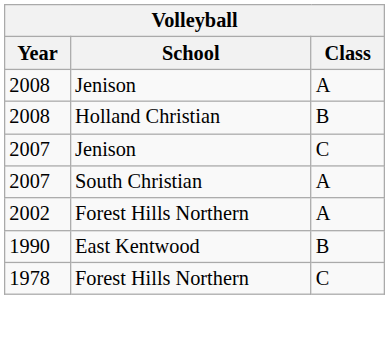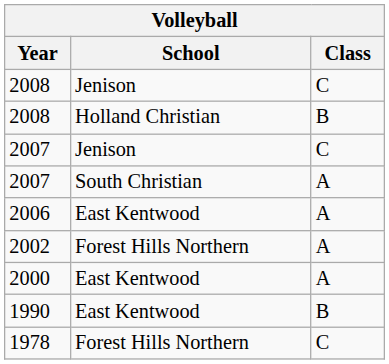(323, 85) A -> (323, 85) C
+ row: (30, 213)
+ row: (30, 278)
